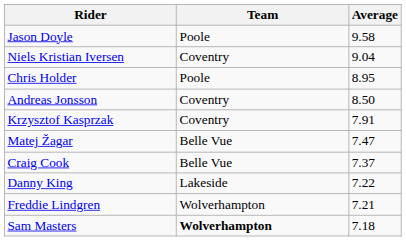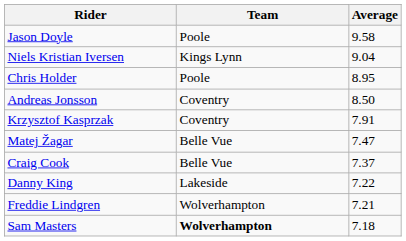(204, 57) Coventry -> (211, 57) Kings Lynn
